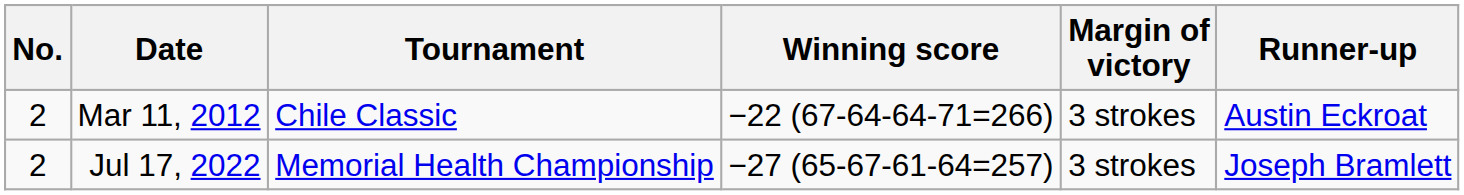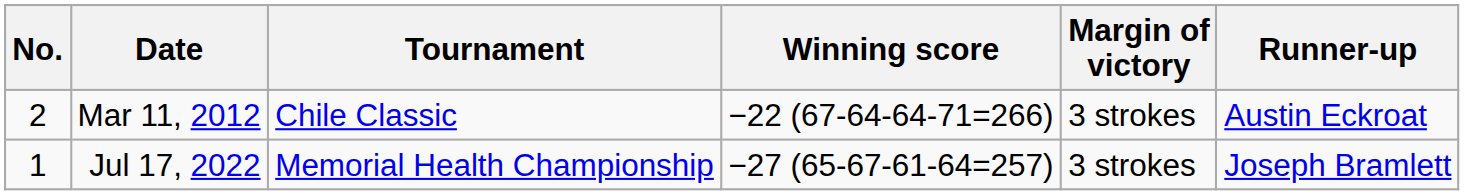(38, 165) 2 -> (38, 165) 1
